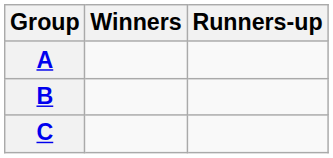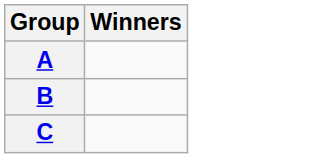- column: (257, 22)
